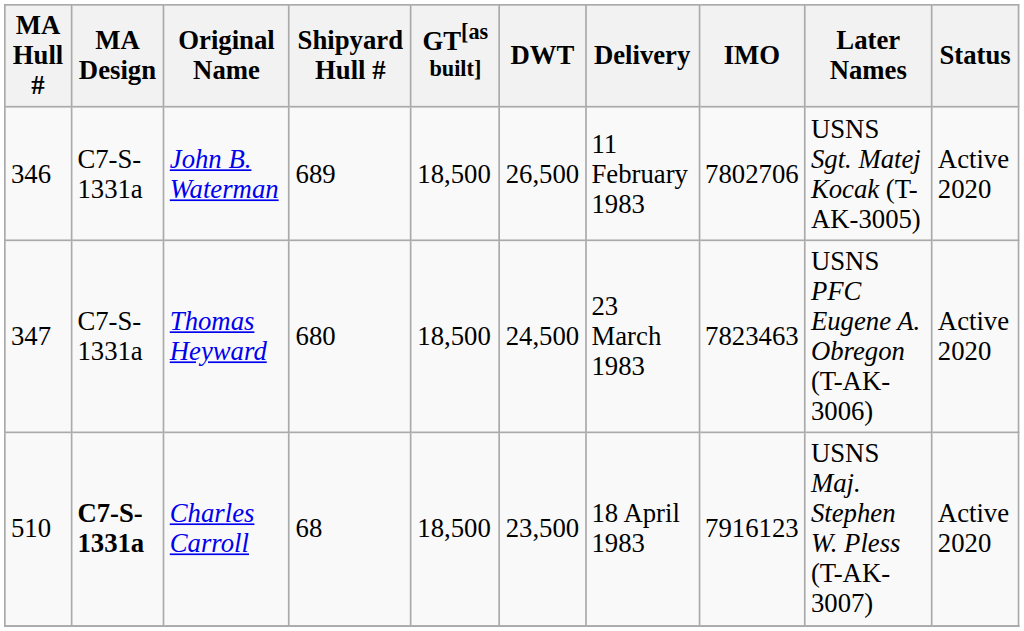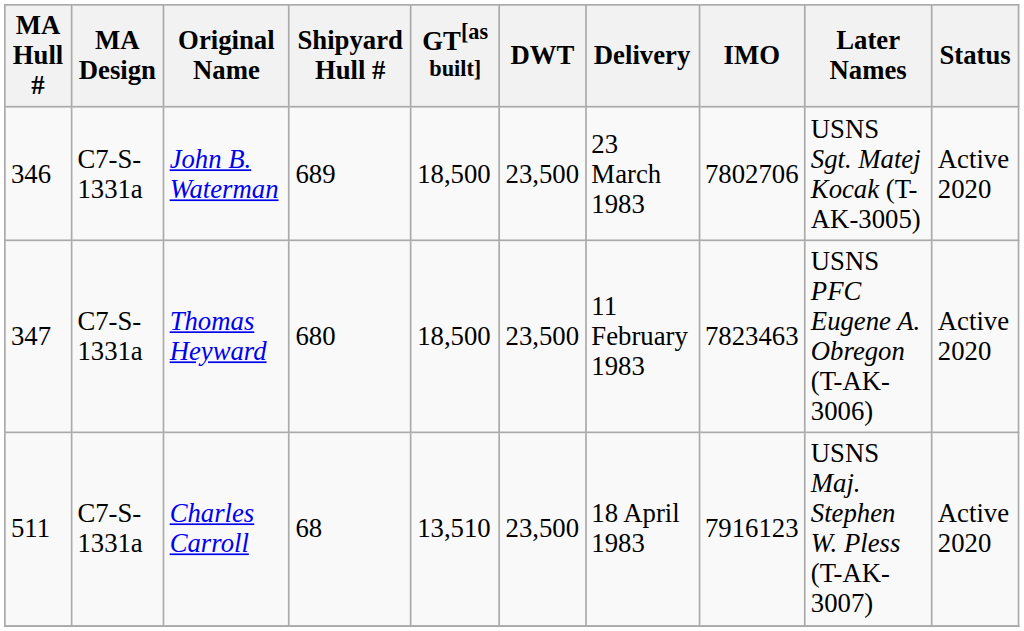(542, 173) 26,500 -> (542, 173) 23,500
(640, 173) 11 February 1983 -> (626, 173) 23 March 1983
(542, 335) 24,500 -> (542, 335) 23,500
(626, 335) 23 March 1983 -> (640, 335) 11 February 1983
(31, 528) 510 -> (31, 528) 511
(111, 528) bold -> (110, 528) normal
(454, 528) 18,500 -> (454, 528) 13,510
